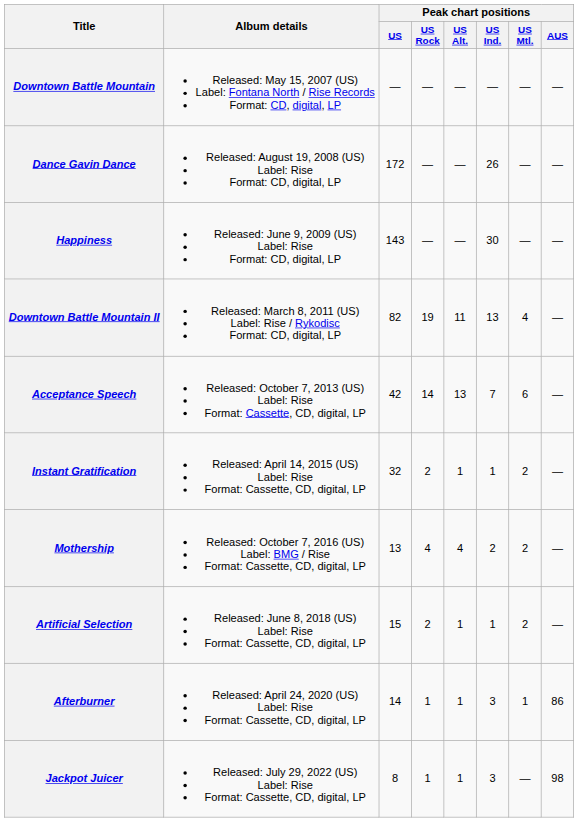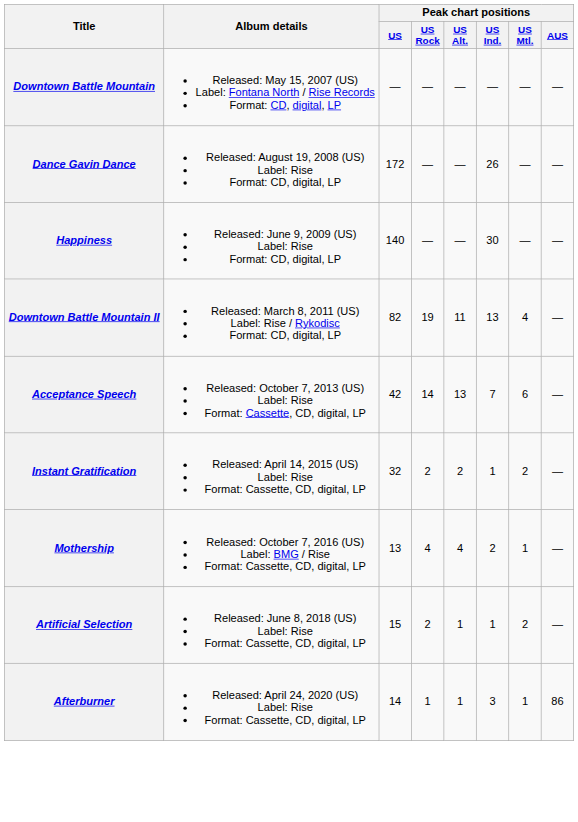(395, 240) 143 -> (395, 240) 140
(460, 471) 1 -> (460, 471) 2
(525, 548) 2 -> (525, 548) 1
- row: (84, 778)
